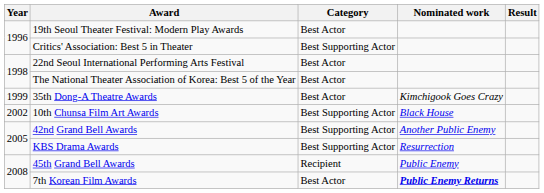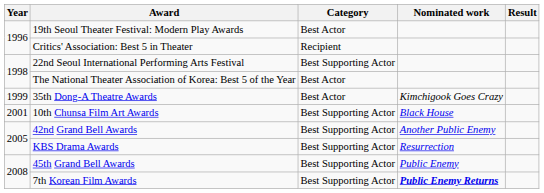(348, 46) Best Supporting Actor -> (321, 46) Recipient
(323, 63) Best Actor -> (348, 63) Best Supporting Actor
(17, 113) 2002 -> (17, 113) 2001
(321, 163) Recipient -> (348, 163) Best Supporting Actor
(323, 180) Best Actor -> (348, 180) Best Supporting Actor
